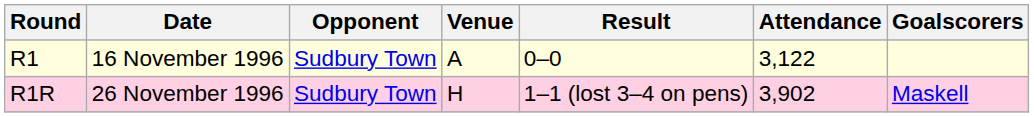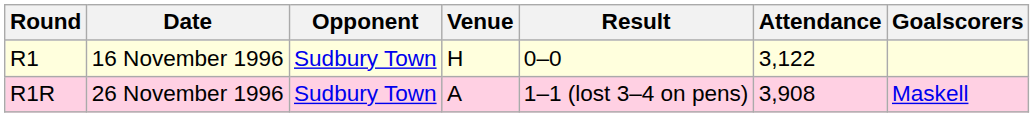(455, 58) A -> (455, 58) H
(455, 93) H -> (455, 93) A
(787, 93) 3,902 -> (787, 93) 3,908
